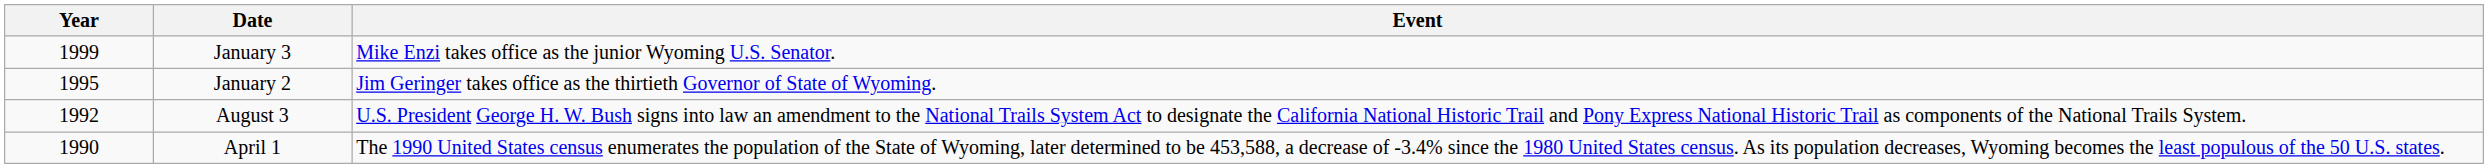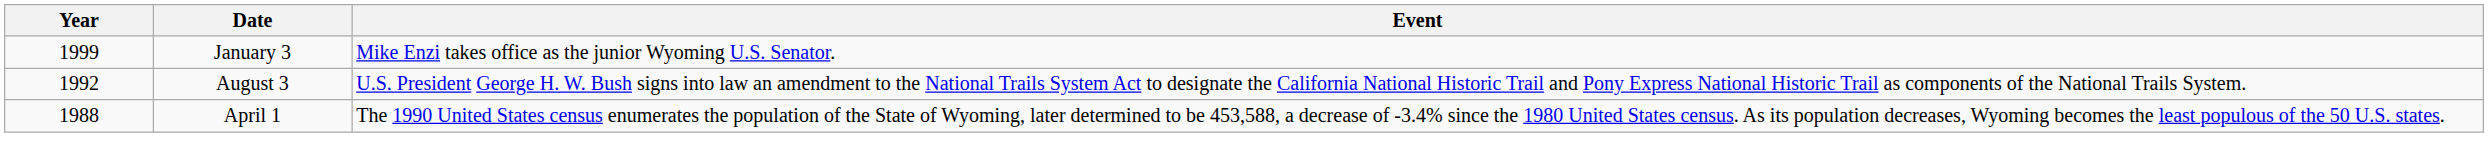- row: (252, 83)
(79, 147) 1990 -> (79, 115) 1988
